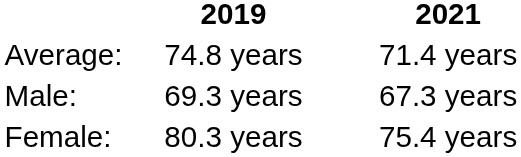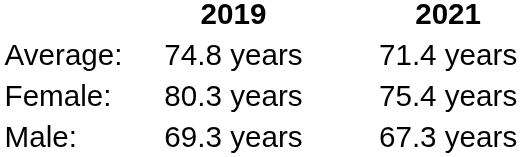rows swapped: (41, 96) <-> (58, 136)
